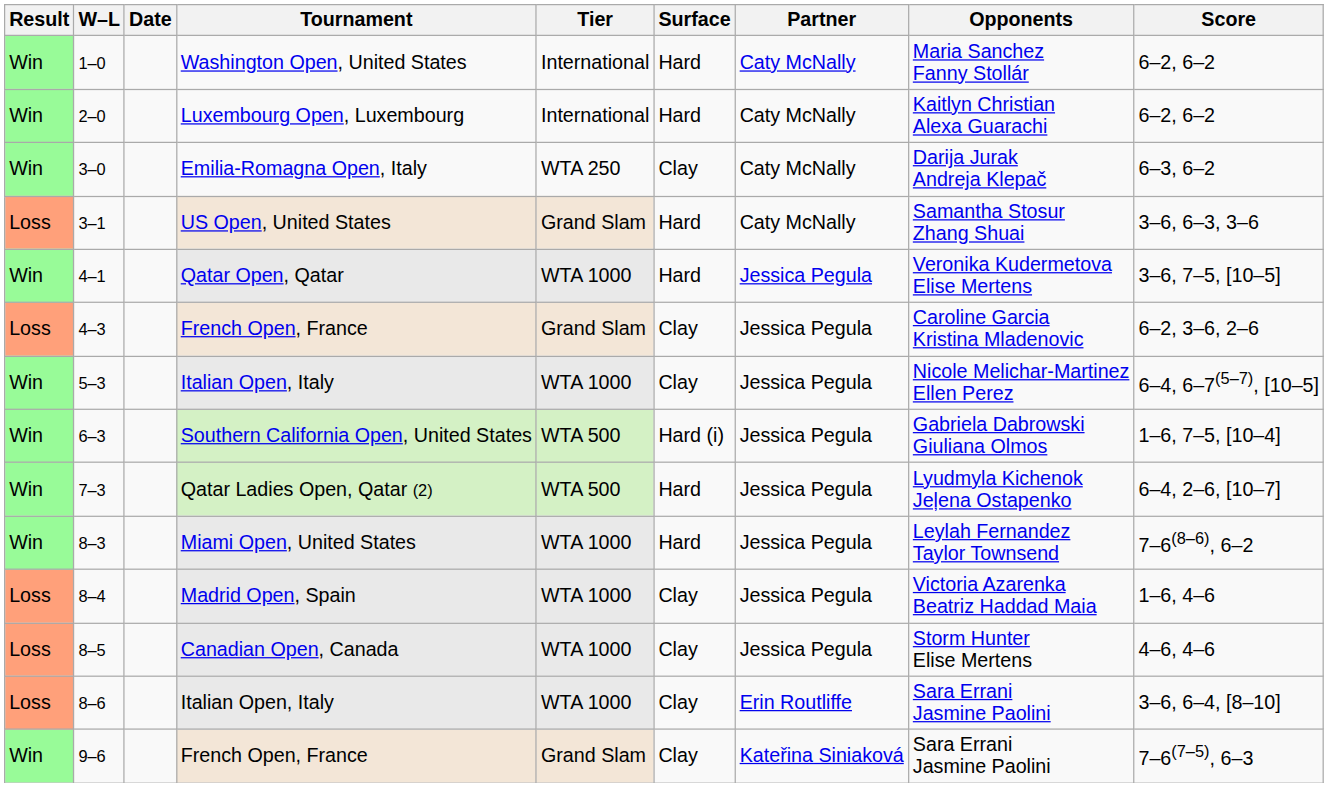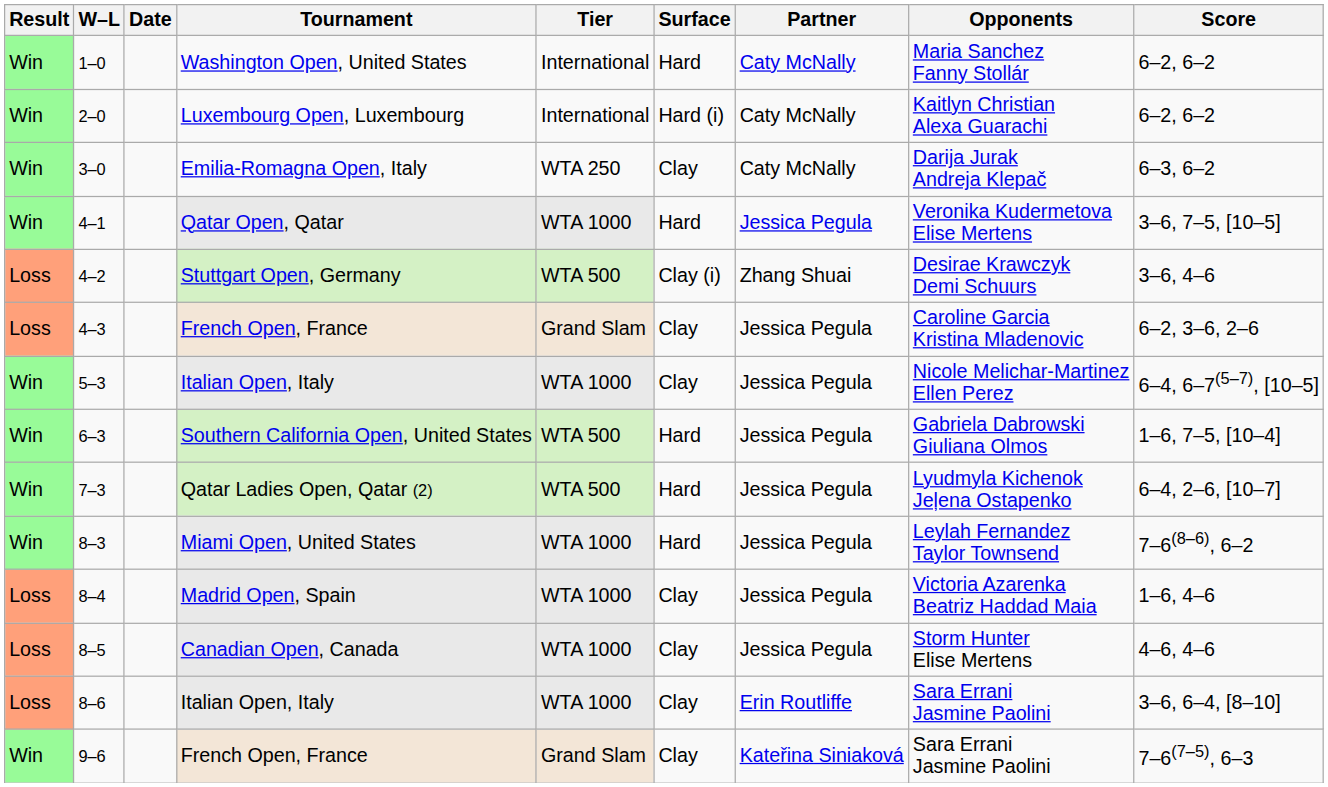(680, 115) Hard -> (691, 115) Hard (i)
- row: (92, 223)
+ row: (92, 277)
(691, 435) Hard (i) -> (680, 435) Hard
